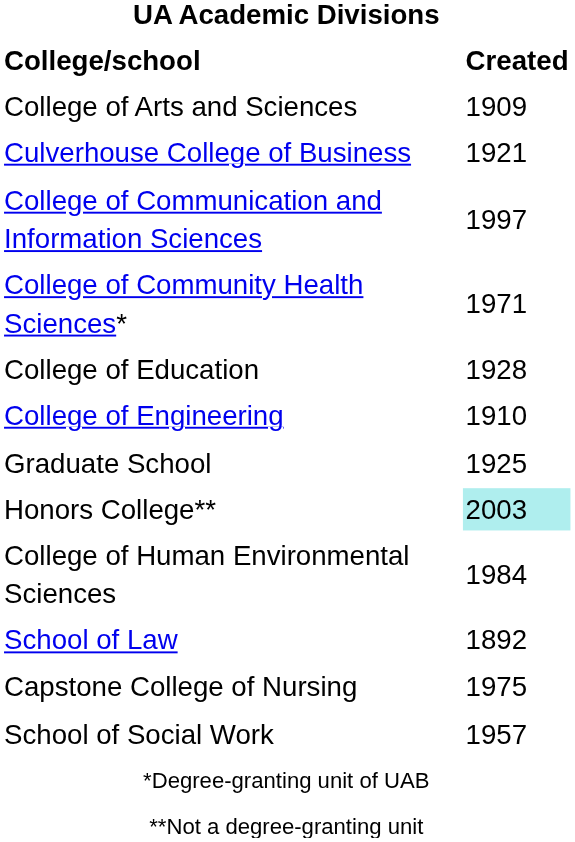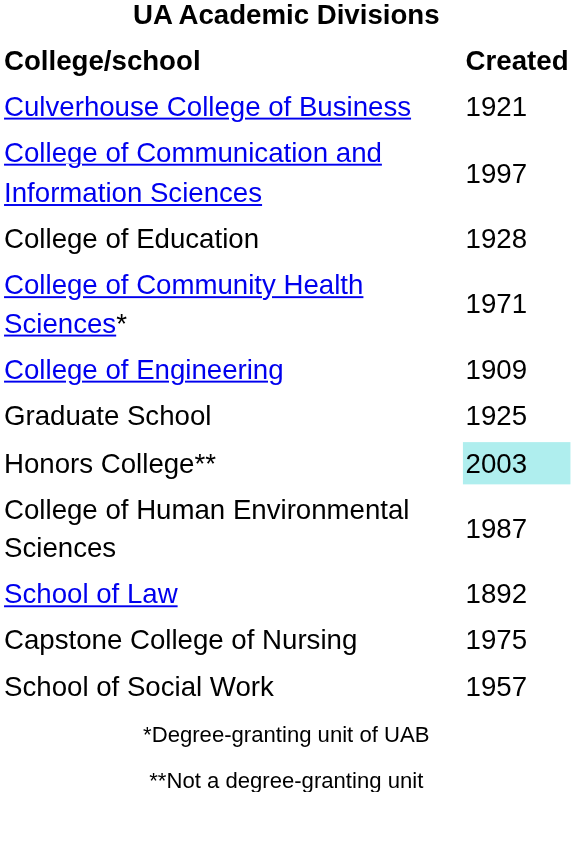- row: (181, 107)
rows swapped: (184, 304) <-> (132, 370)
(496, 416) 1910 -> (496, 370) 1909
(496, 575) 1984 -> (496, 528) 1987
